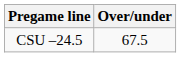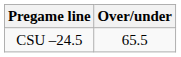(135, 39) 67.5 -> (135, 39) 65.5
